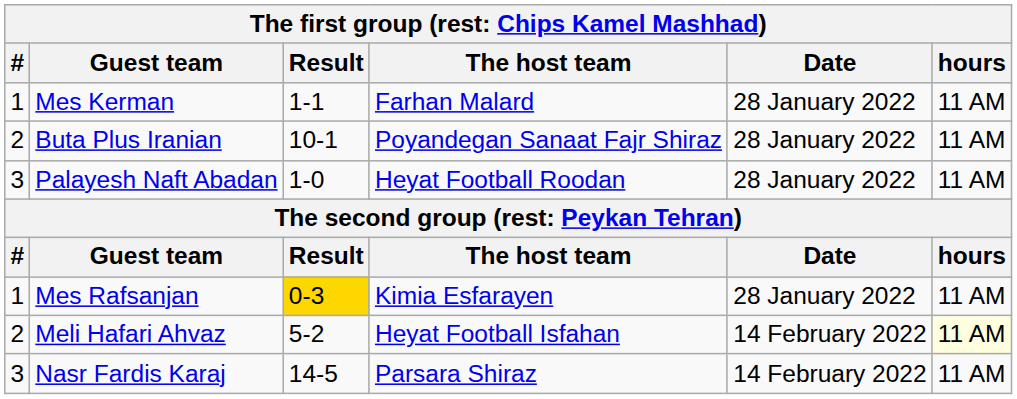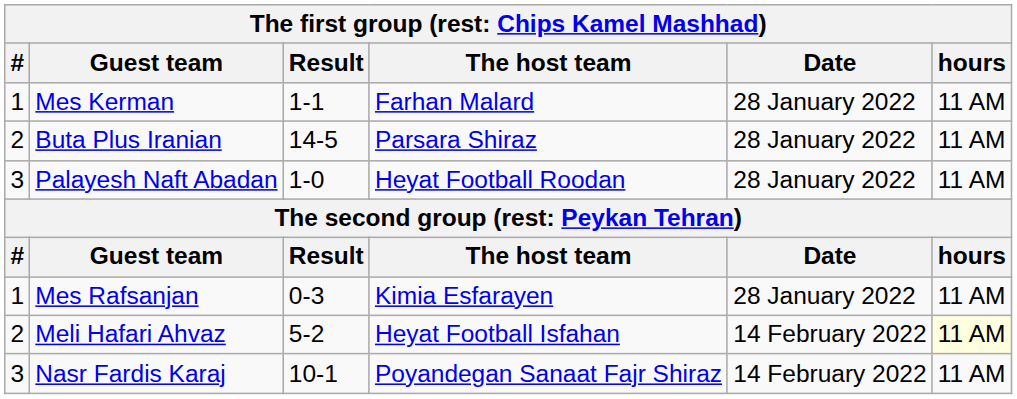(313, 140) 10-1 -> (313, 140) 14-5
(548, 140) Poyandegan Sanaat Fajr Shiraz -> (456, 140) Parsara Shiraz
(307, 295) gold background -> (307, 295) no background
(313, 373) 14-5 -> (313, 373) 10-1
(456, 373) Parsara Shiraz -> (548, 373) Poyandegan Sanaat Fajr Shiraz
